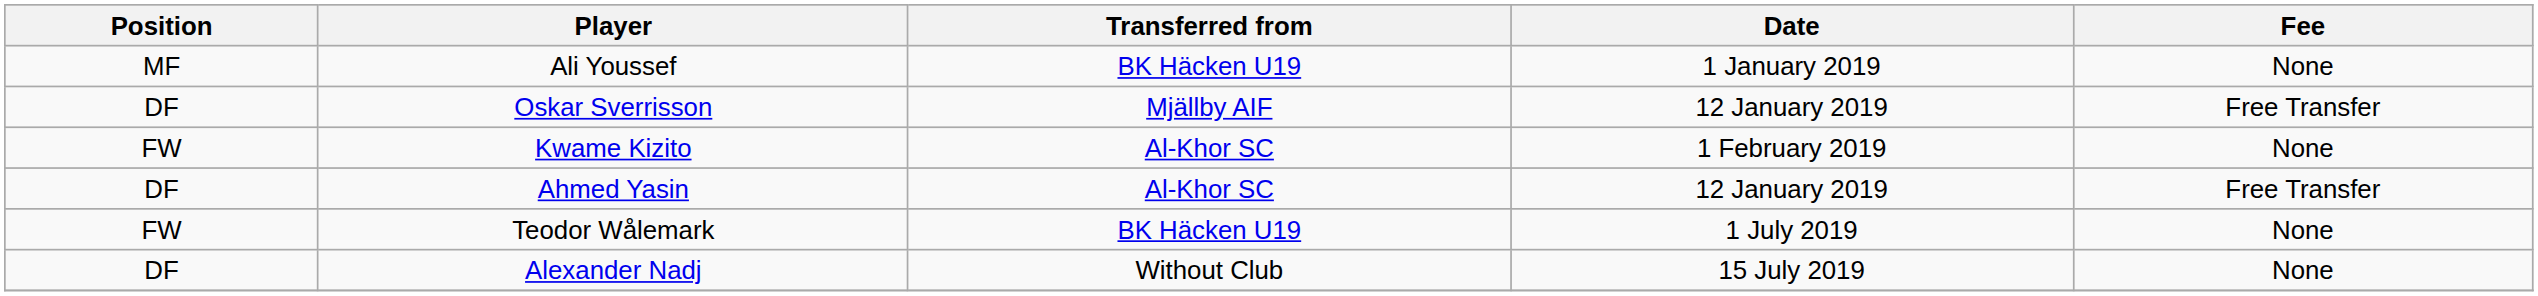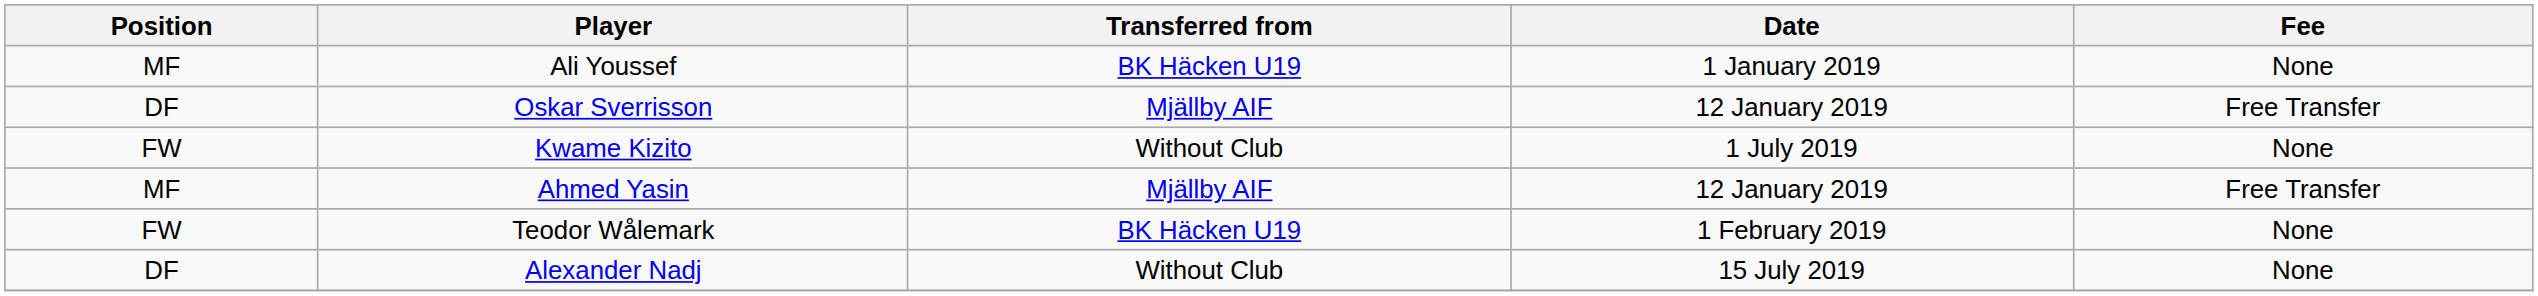(1209, 148) Al-Khor SC -> (1209, 148) Without Club
(1792, 148) 1 February 2019 -> (1792, 148) 1 July 2019
(162, 189) DF -> (162, 189) MF
(1209, 189) Al-Khor SC -> (1209, 189) Mjällby AIF
(1792, 230) 1 July 2019 -> (1792, 230) 1 February 2019
